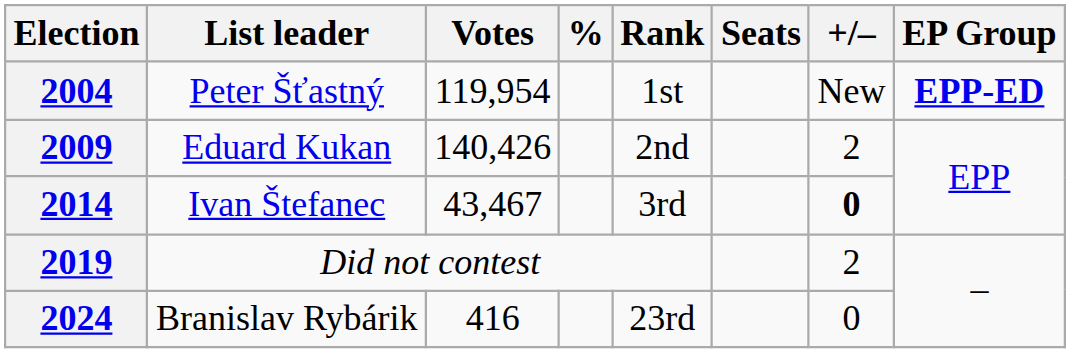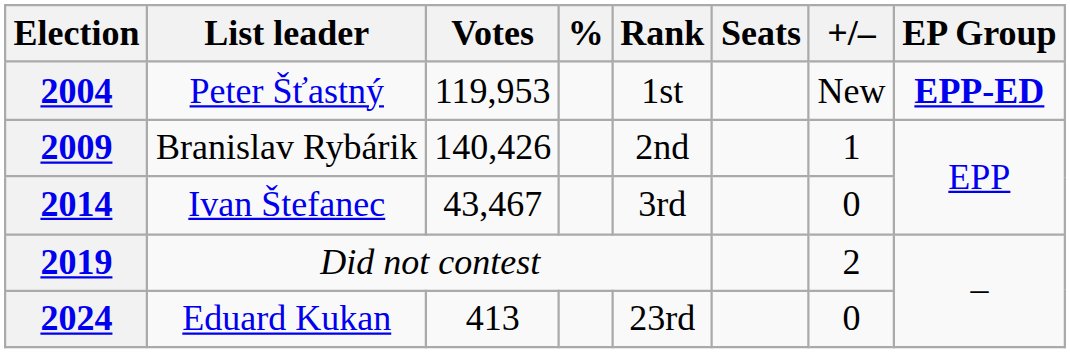(493, 90) 119,954 -> (493, 90) 119,953
(287, 147) Eduard Kukan -> (287, 147) Branislav Rybárik
(852, 147) 2 -> (852, 147) 1
(852, 204) bold -> (852, 204) normal
(287, 318) Branislav Rybárik -> (287, 318) Eduard Kukan
(493, 318) 416 -> (493, 318) 413
